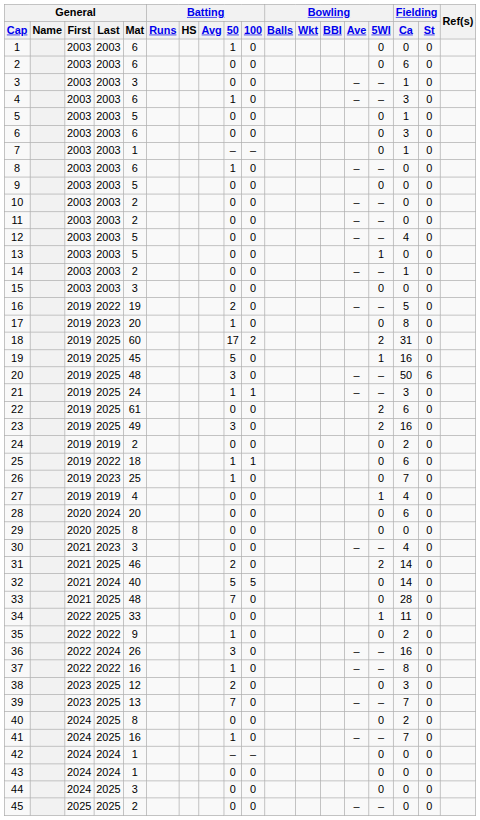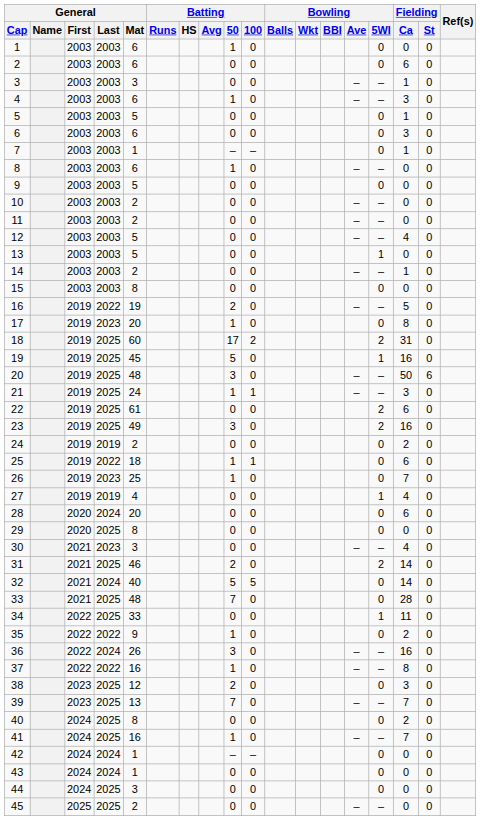(135, 289) 3 -> (135, 289) 8
